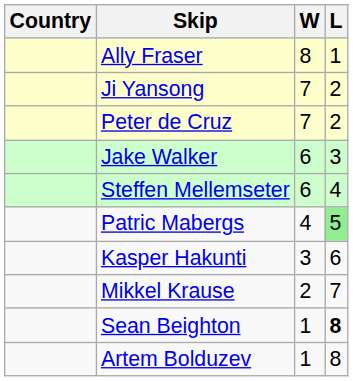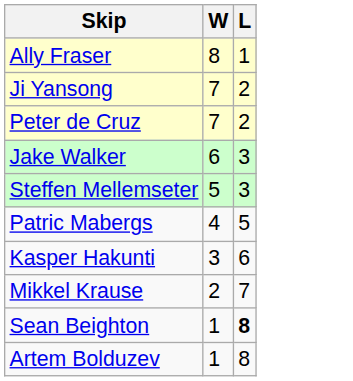- column: (50, 21)
(306, 190) 6 -> (214, 190) 5
(335, 190) 4 -> (244, 190) 3
(335, 223) lightgreen background -> (244, 223) no background
